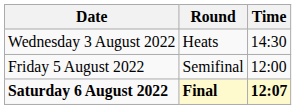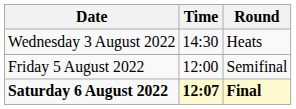columns swapped: (269, 16) <-> (213, 16)
